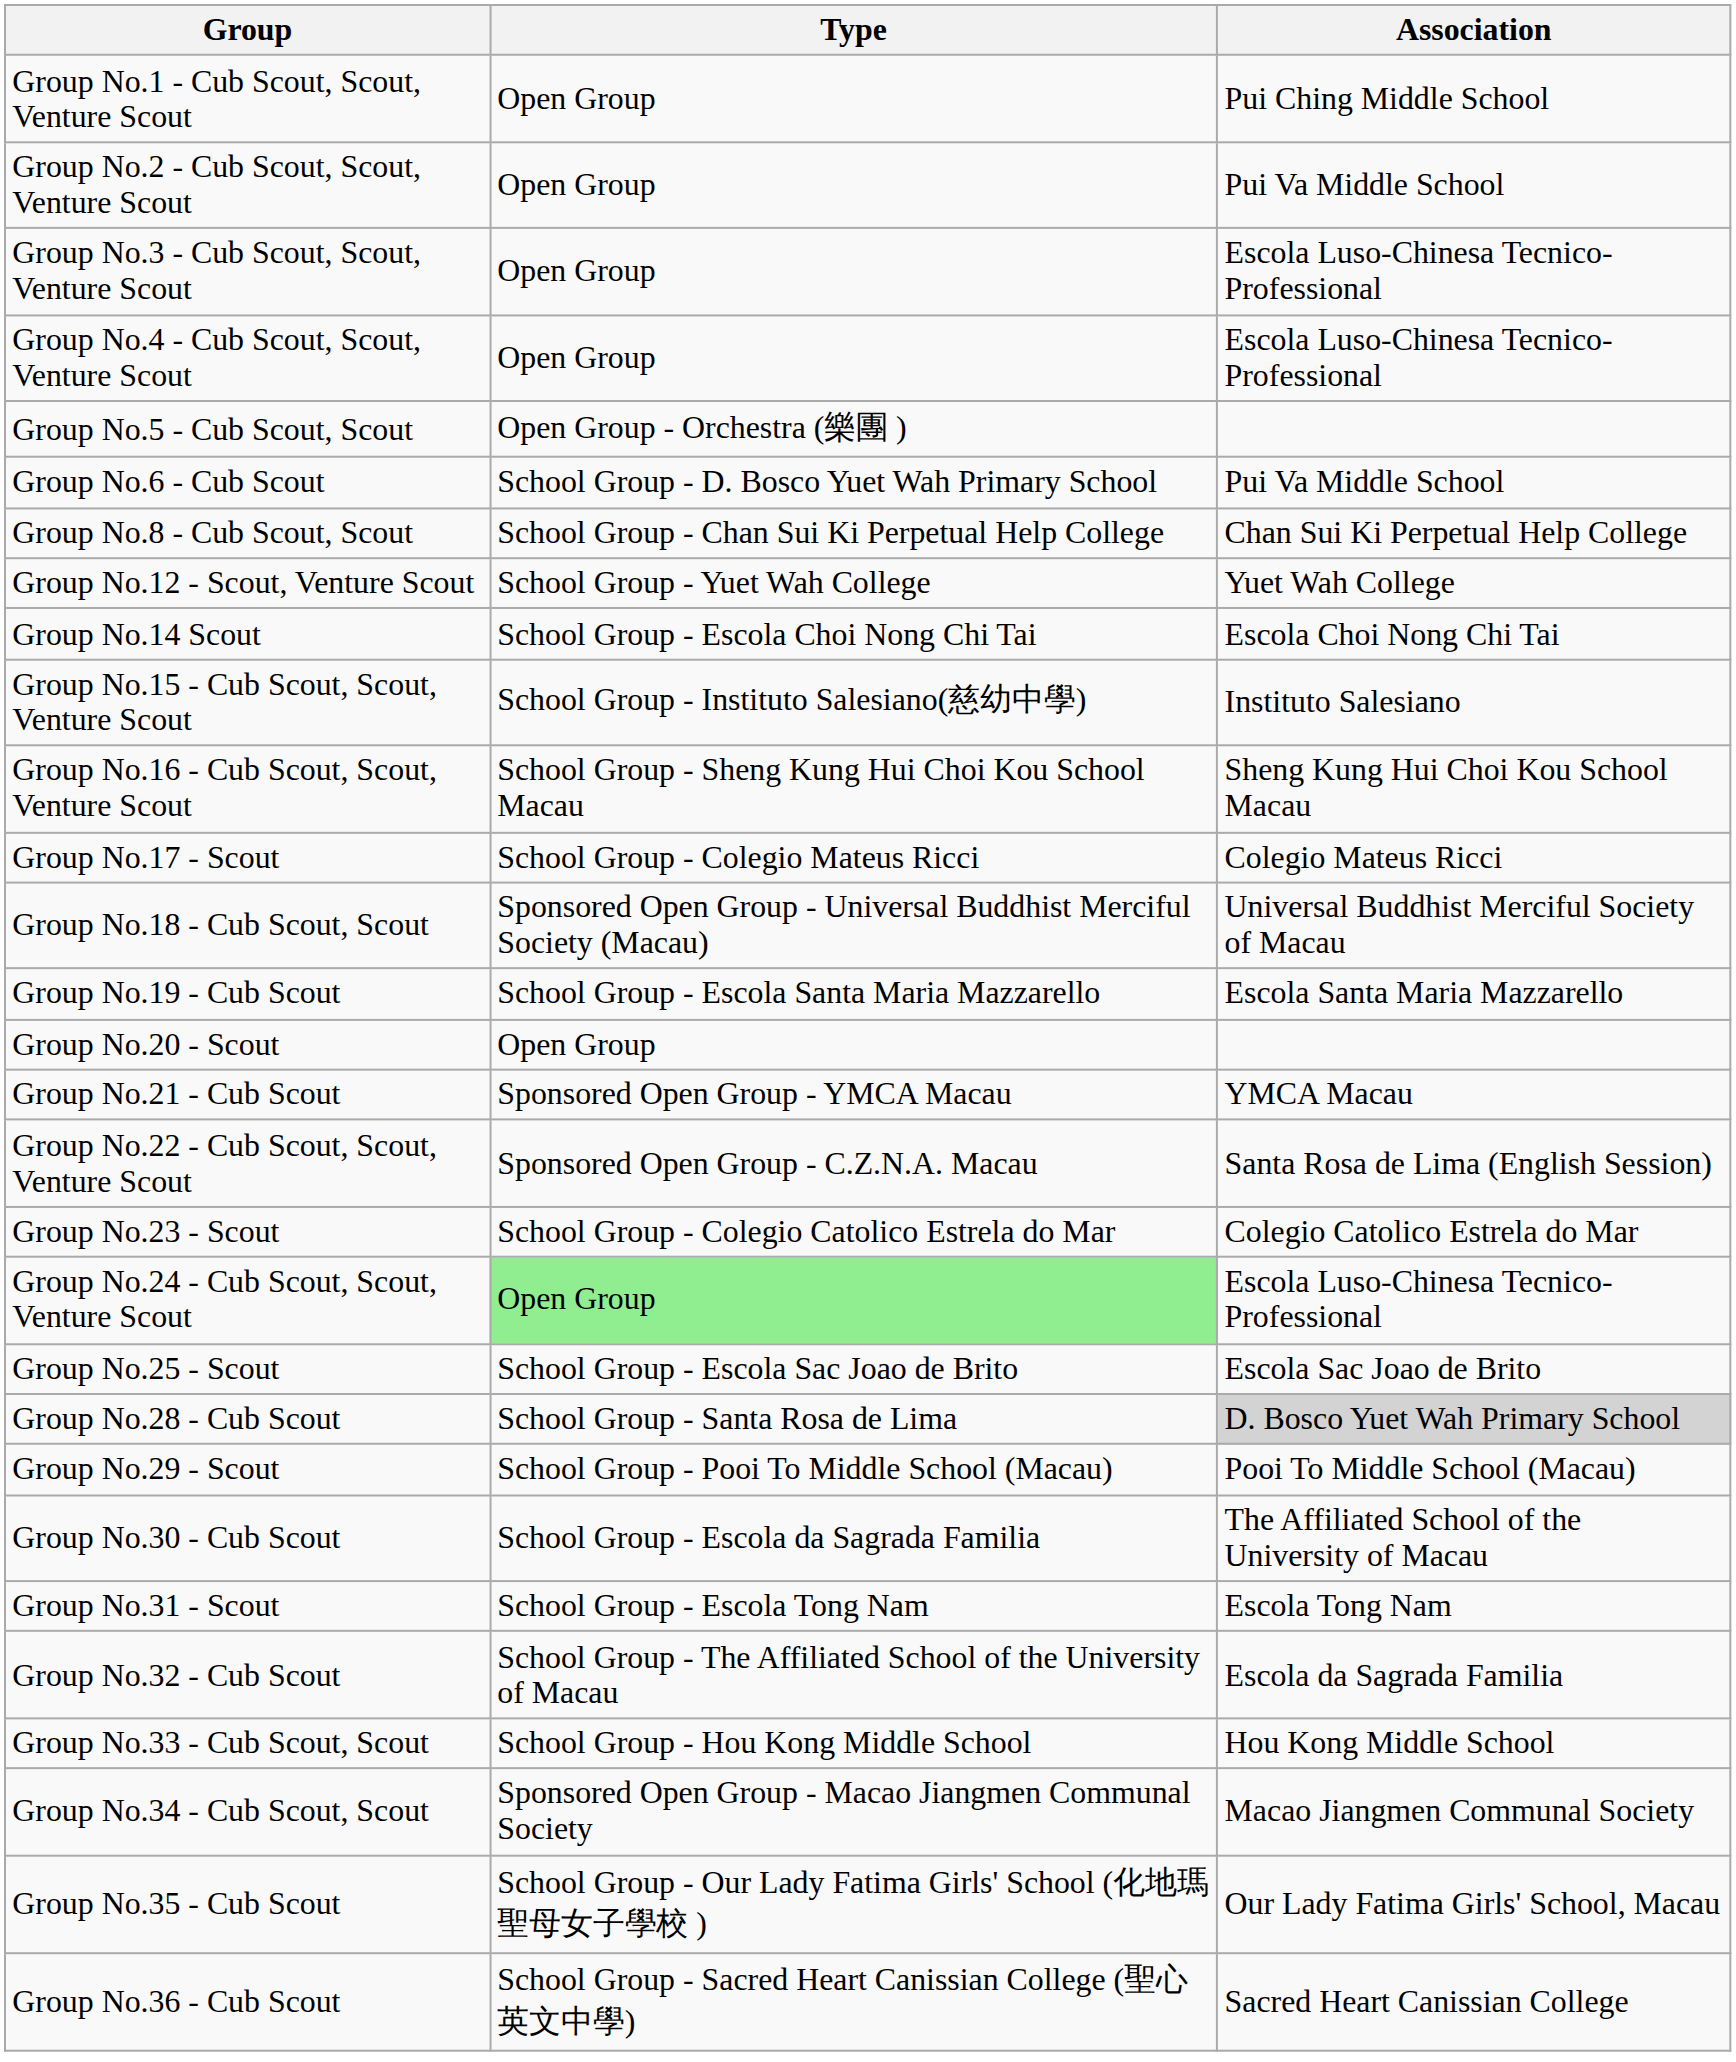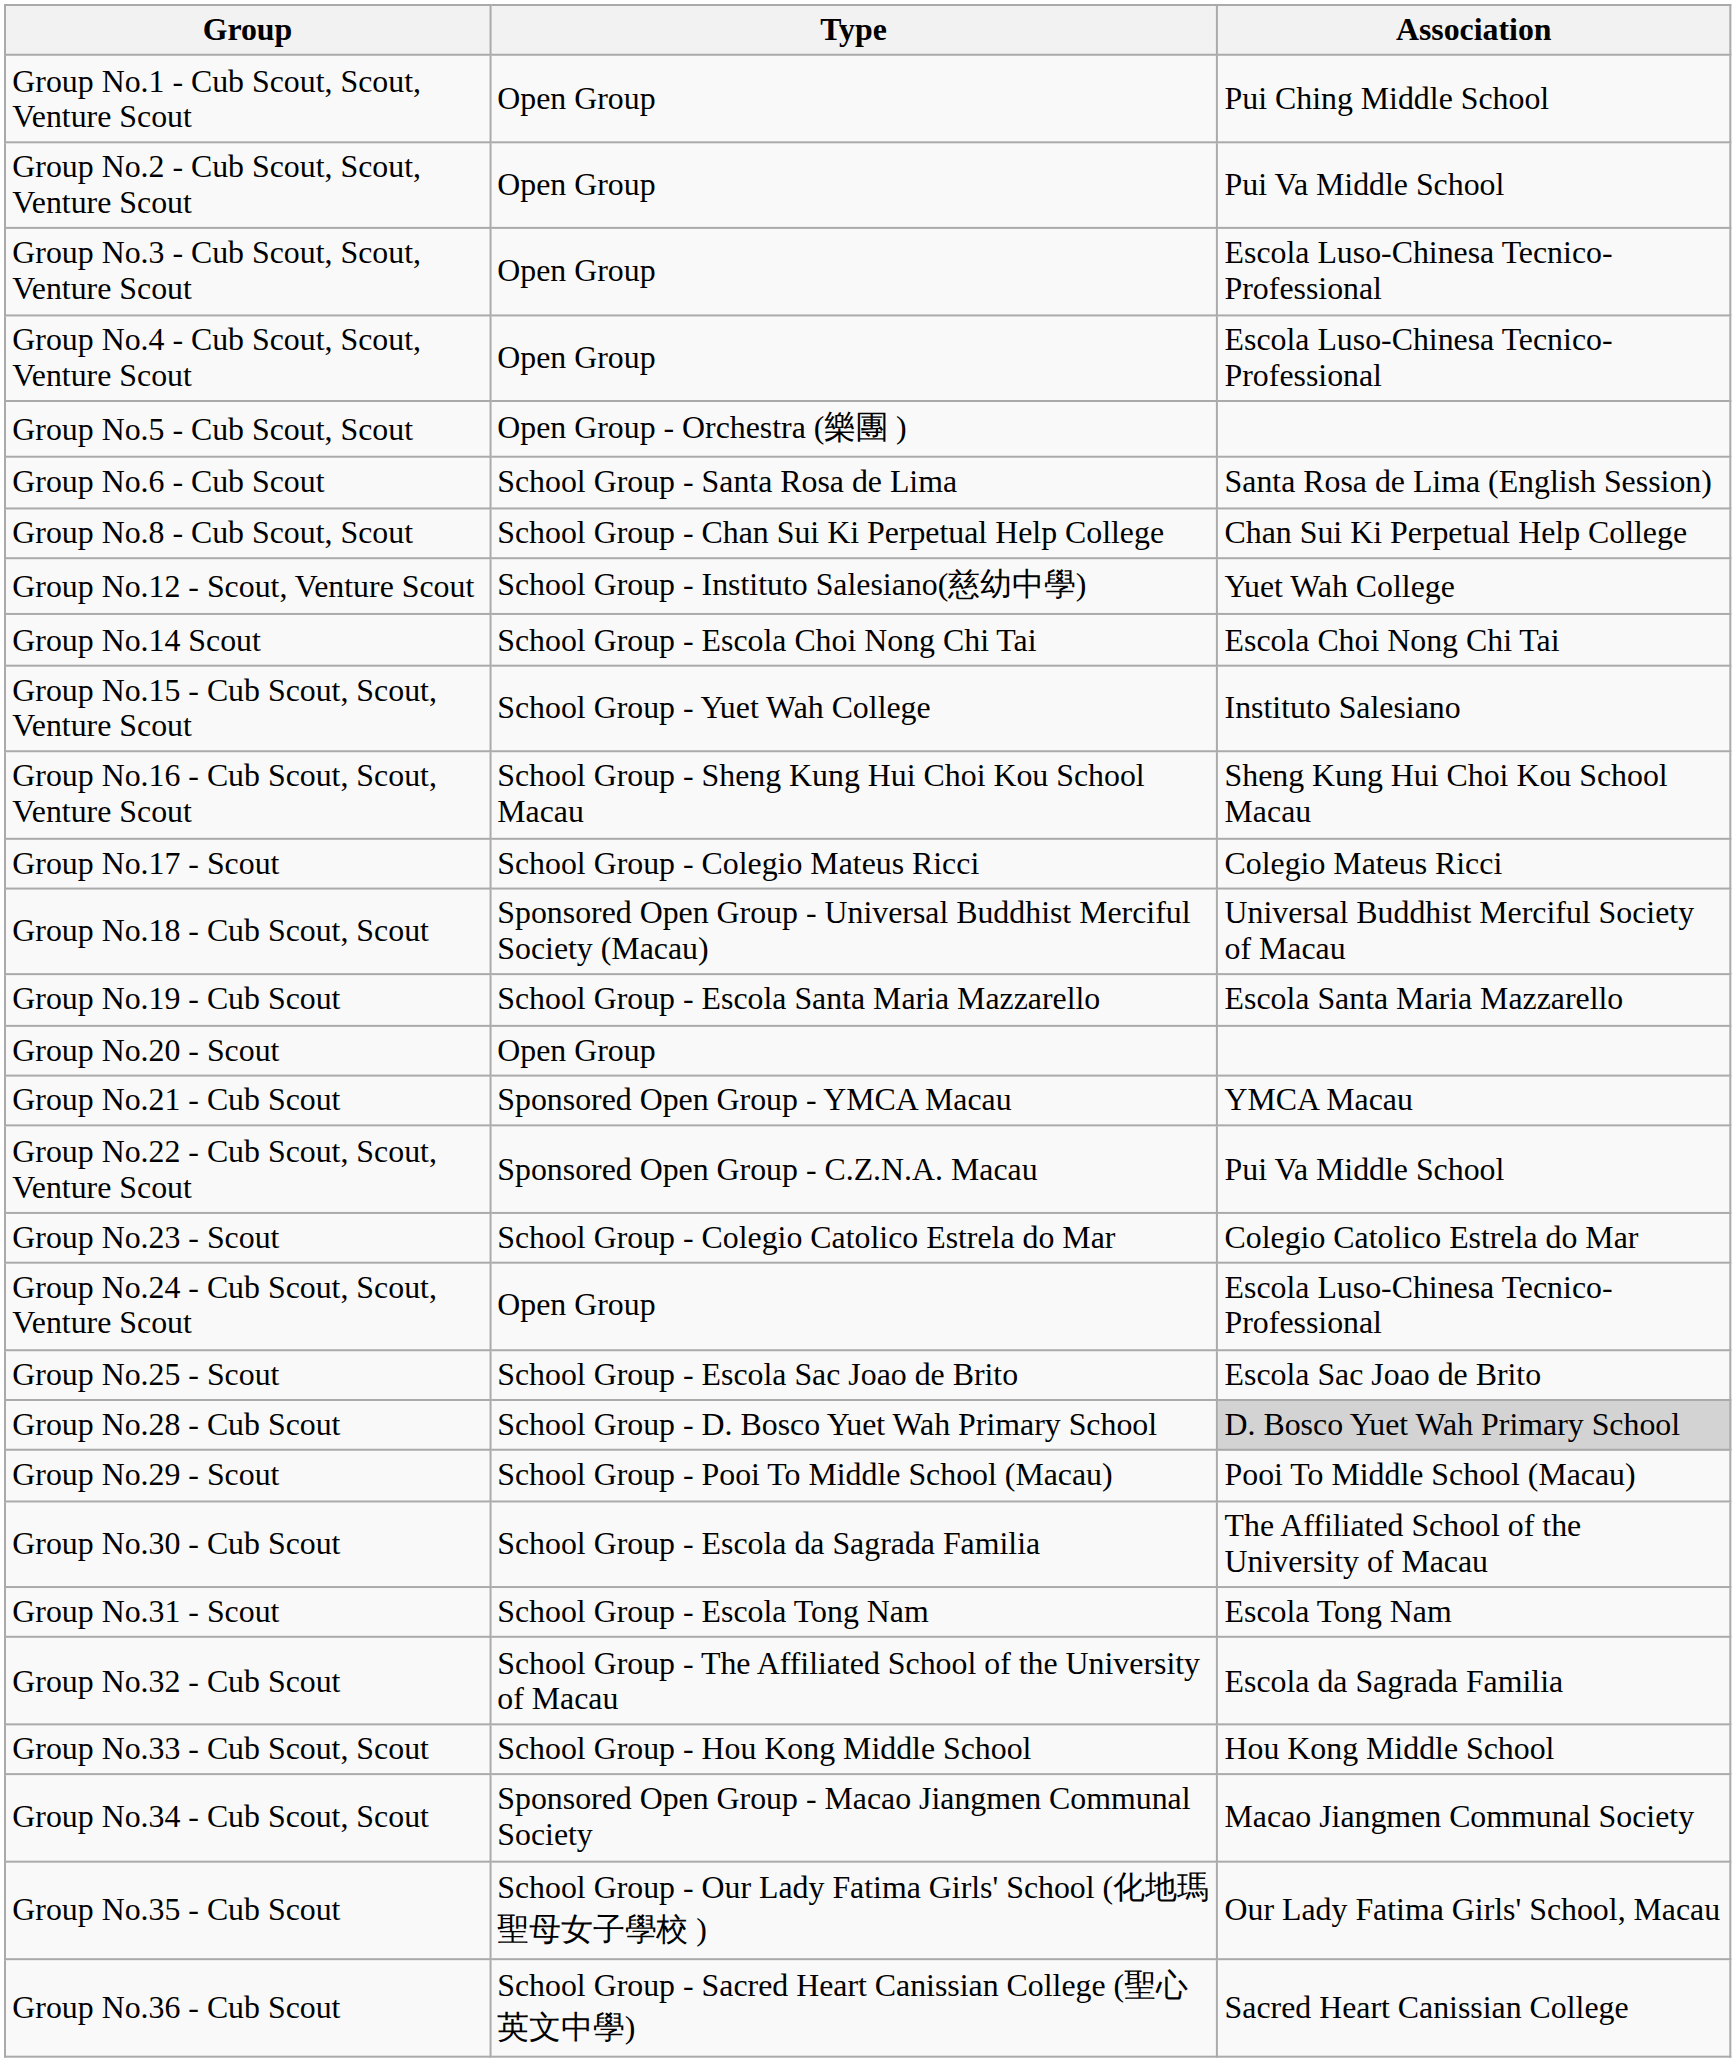(827, 481) School Group - D. Bosco Yuet Wah Primary School -> (727, 481) School Group - Santa Rosa de Lima
(1364, 481) Pui Va Middle School -> (1468, 481) Santa Rosa de Lima (English Session)
(714, 582) School Group - Yuet Wah College -> (792, 584) School Group - Instituto Salesiano(慈幼中學)
(792, 700) School Group - Instituto Salesiano(慈幼中學) -> (714, 707) School Group - Yuet Wah College
(1468, 1162) Santa Rosa de Lima (English Session) -> (1364, 1168) Pui Va Middle School
(576, 1299) lightgreen background -> (576, 1305) no background
(727, 1418) School Group - Santa Rosa de Lima -> (827, 1424) School Group - D. Bosco Yuet Wah Primary School
